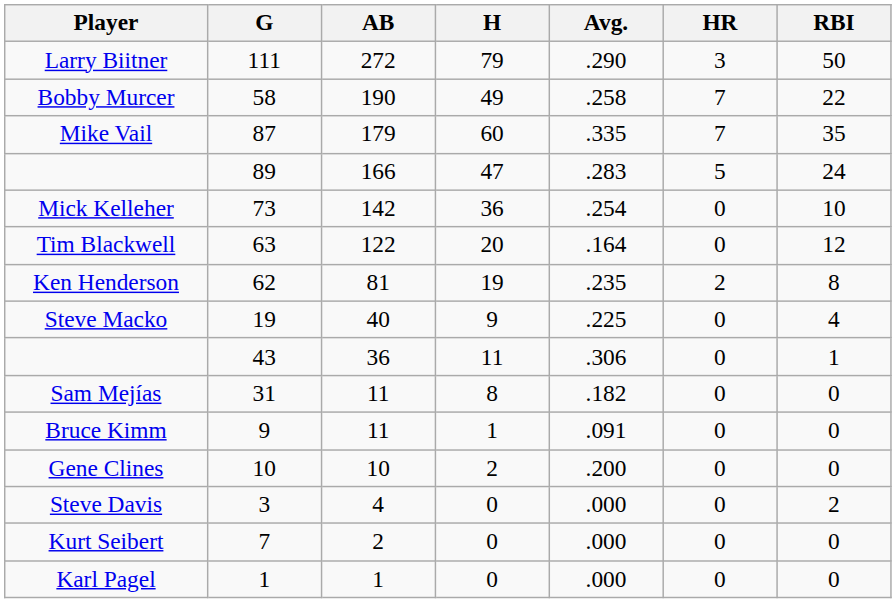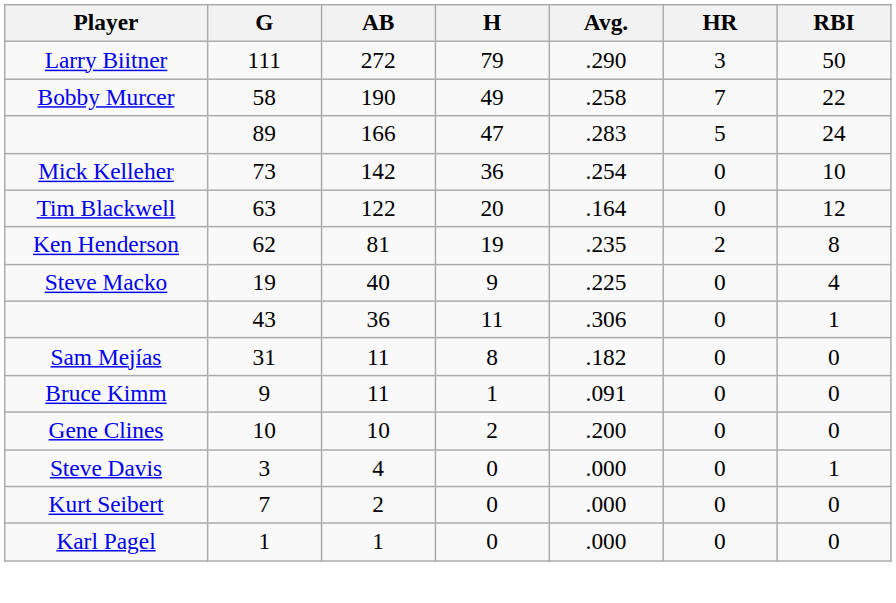- row: (106, 134)
(834, 504) 2 -> (834, 467) 1
